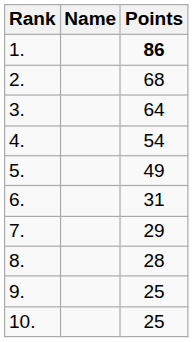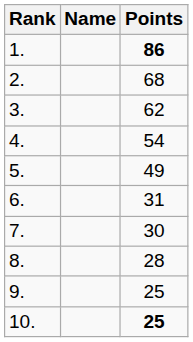(154, 110) 64 -> (154, 110) 62
(154, 230) 29 -> (154, 230) 30
(154, 321) normal -> (154, 321) bold
